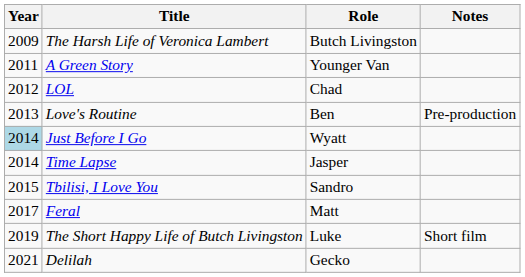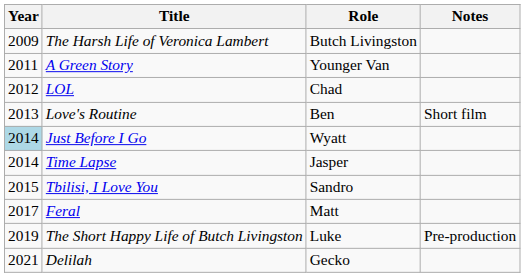(470, 114) Pre-production -> (455, 114) Short film
(455, 235) Short film -> (470, 235) Pre-production
